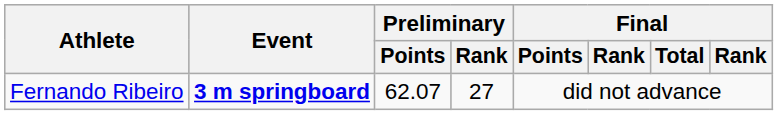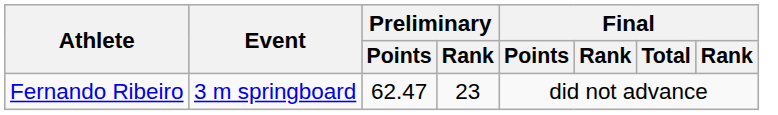(282, 92) bold -> (275, 92) normal
(413, 92) 62.07 -> (399, 92) 62.47
(481, 92) 27 -> (468, 92) 23
